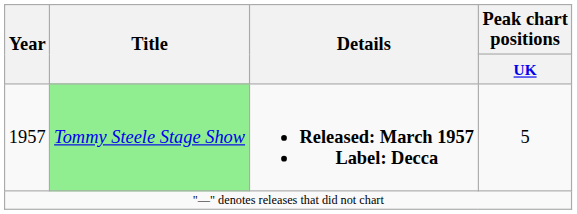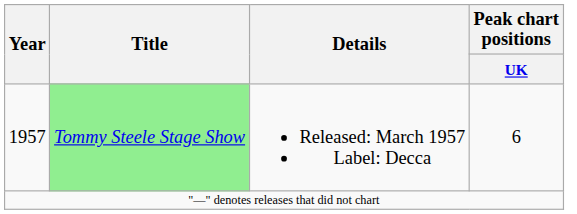(364, 148) bold -> (359, 148) normal
(525, 137) 5 -> (516, 137) 6
